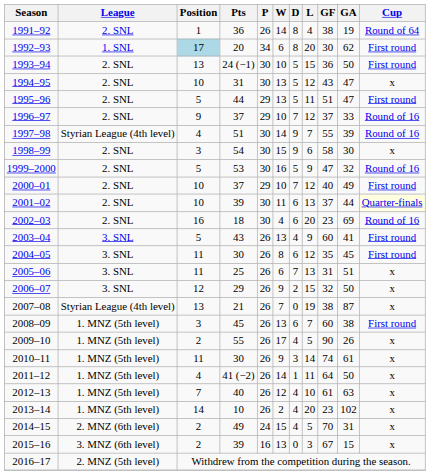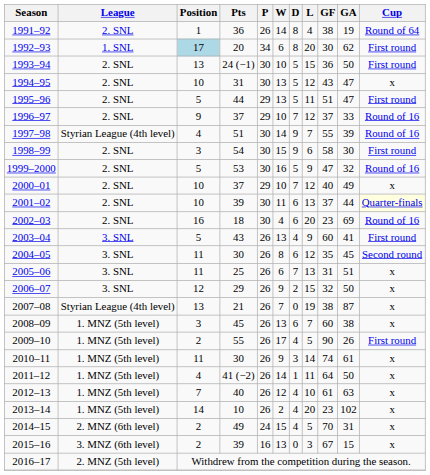(392, 151) x -> (392, 151) First round
(392, 185) First round -> (392, 185) x
(392, 254) First round -> (392, 254) Second round
(392, 323) First round -> (392, 323) x
(392, 340) x -> (392, 340) First round
